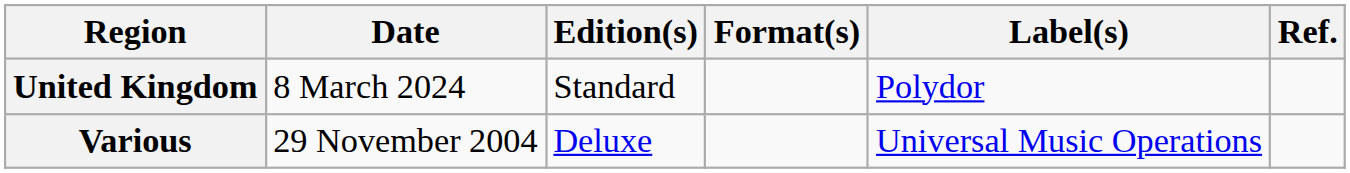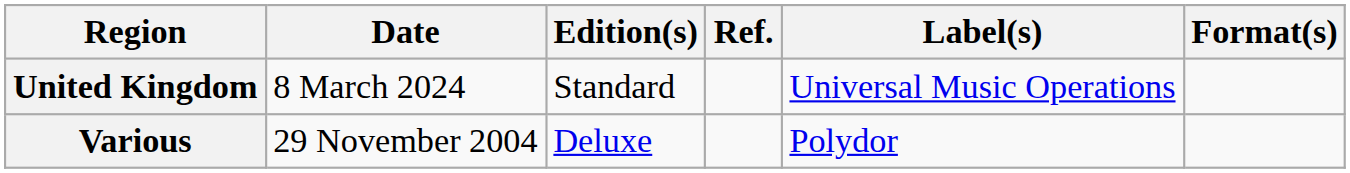columns swapped: (787, 31) <-> (1308, 31)
(930, 85) Polydor -> (982, 85) Universal Music Operations
(1069, 140) Universal Music Operations -> (844, 140) Polydor
